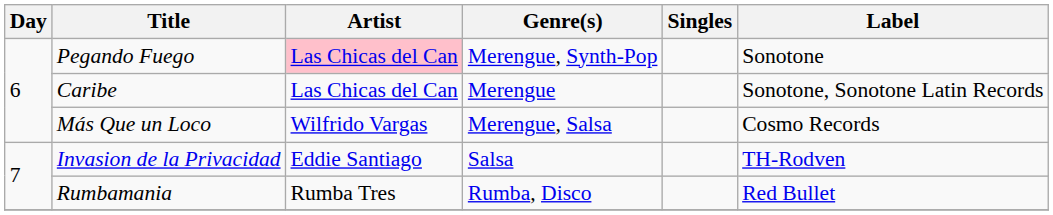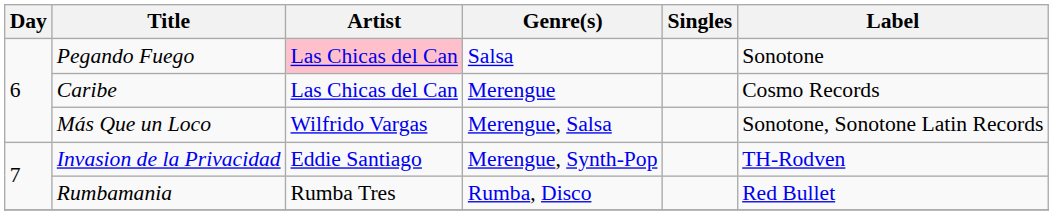(563, 55) Merengue, Synth-Pop -> (491, 55) Salsa
(893, 90) Sonotone, Sonotone Latin Records -> (811, 90) Cosmo Records
(811, 124) Cosmo Records -> (893, 124) Sonotone, Sonotone Latin Records
(491, 158) Salsa -> (563, 158) Merengue, Synth-Pop
